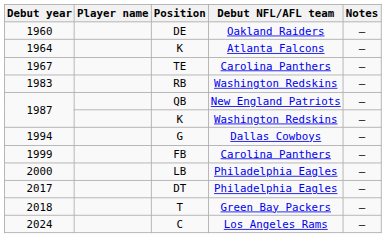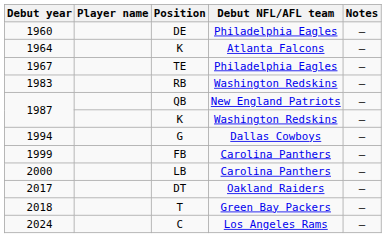(276, 31) Oakland Raiders -> (276, 31) Philadelphia Eagles
(276, 66) Carolina Panthers -> (276, 66) Philadelphia Eagles
(276, 171) Philadelphia Eagles -> (276, 171) Carolina Panthers
(276, 189) Philadelphia Eagles -> (276, 189) Oakland Raiders
